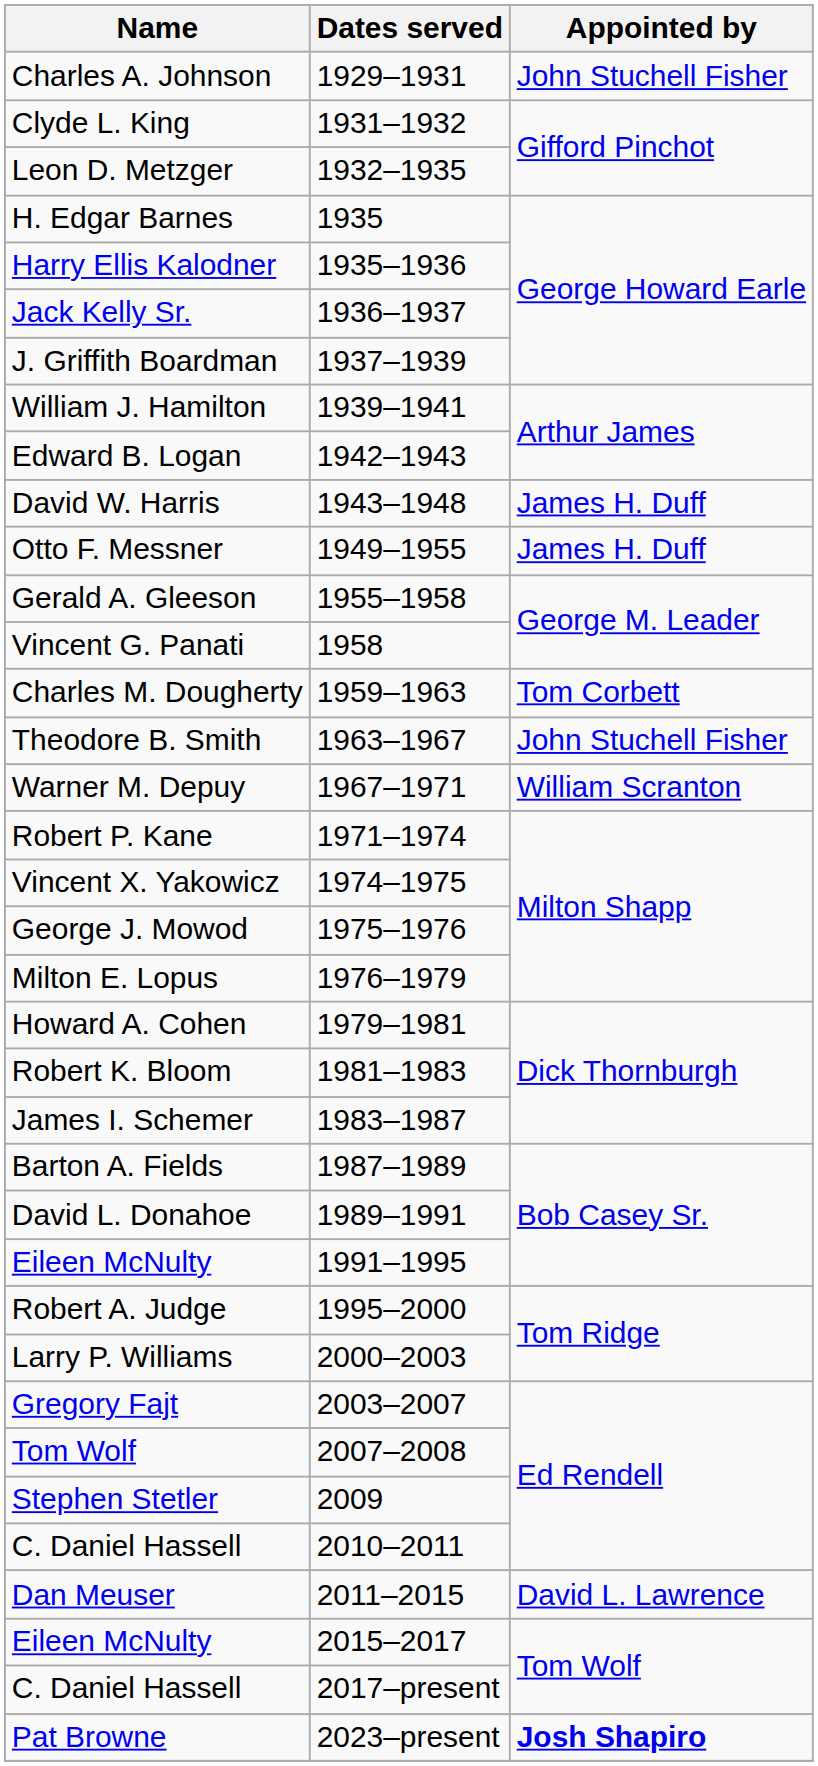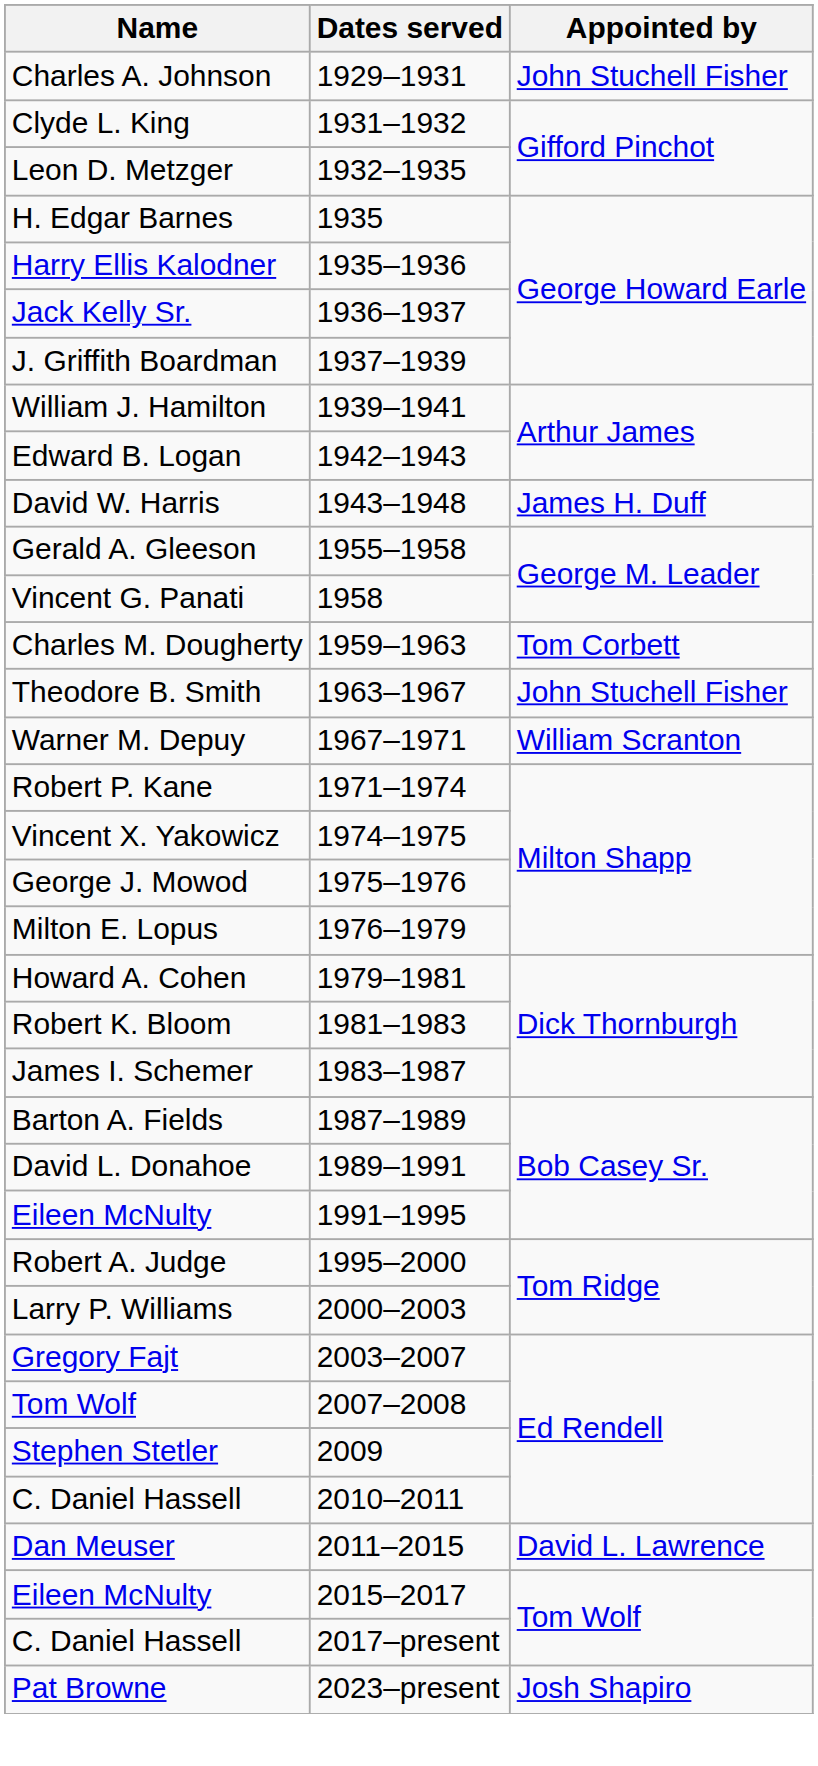- row: (117, 550)
(612, 1736) bold -> (604, 1689) normal
